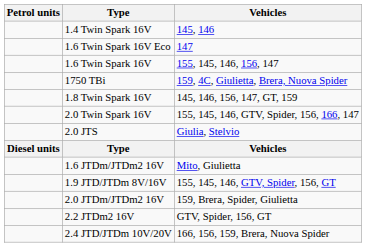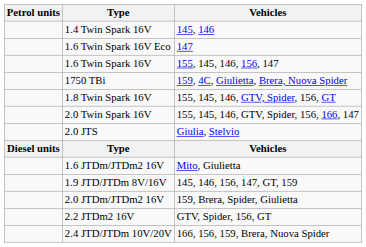(237, 98) 145, 146, 156, 147, GT, 159 -> (256, 98) 155, 145, 146, GTV, Spider, 156, GT
(256, 183) 155, 145, 146, GTV, Spider, 156, GT -> (237, 183) 145, 146, 156, 147, GT, 159
